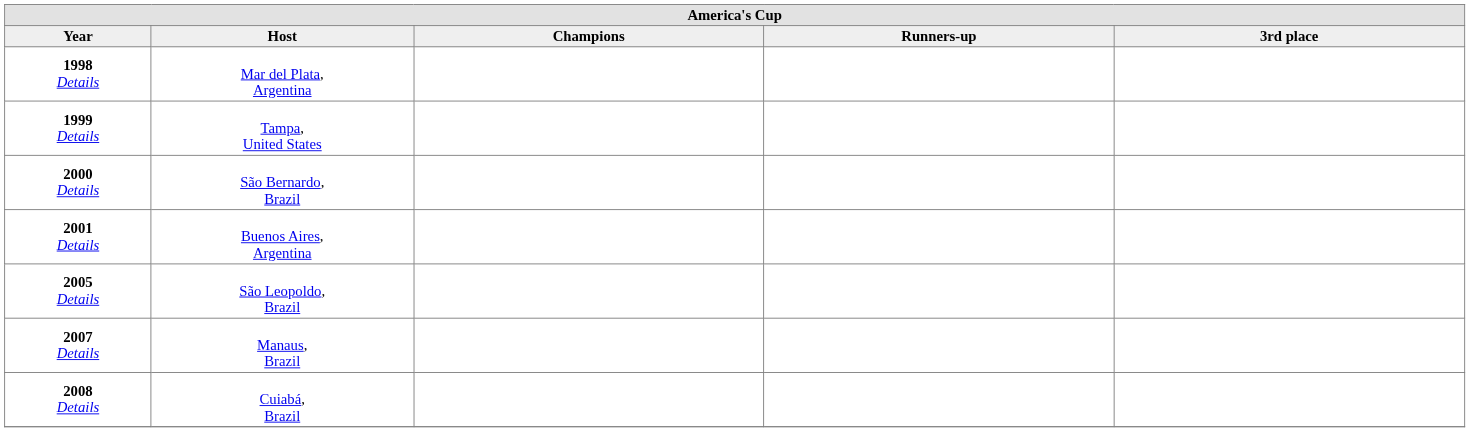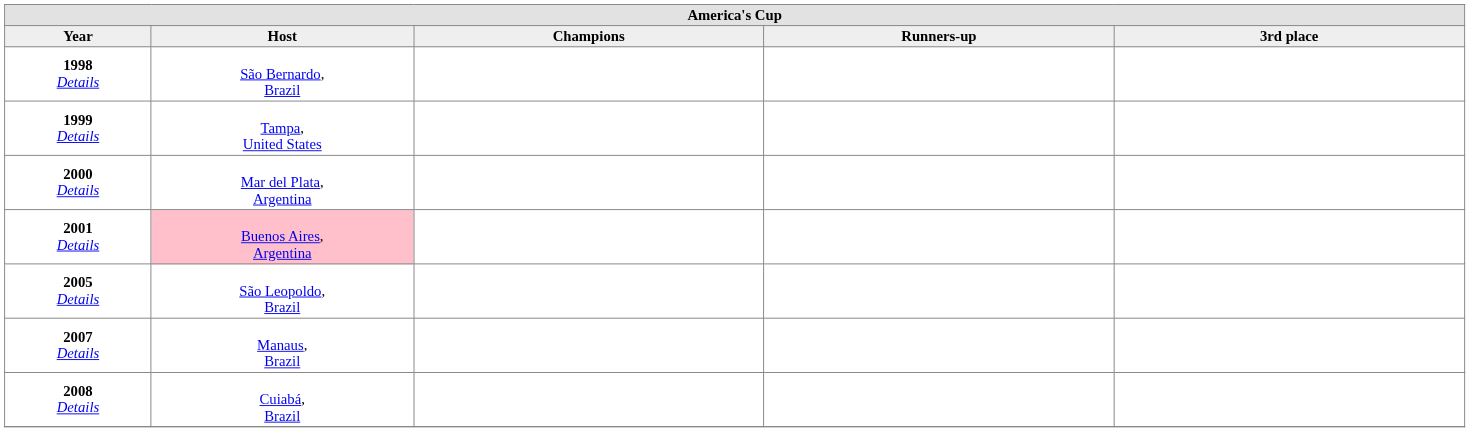(282, 82) Mar del Plata, Argentina -> (282, 82) São Bernardo, Brazil
(282, 190) São Bernardo, Brazil -> (282, 190) Mar del Plata, Argentina
(282, 245) no background -> (282, 245) pink background
